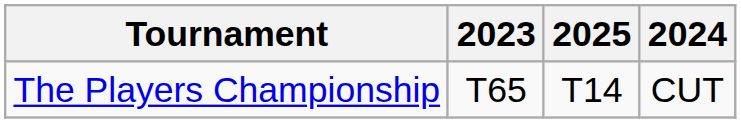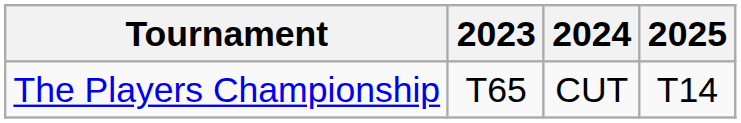columns swapped: (687, 34) <-> (592, 34)
